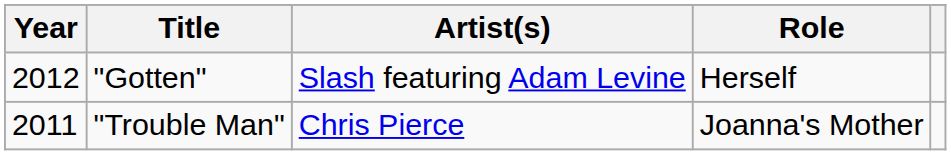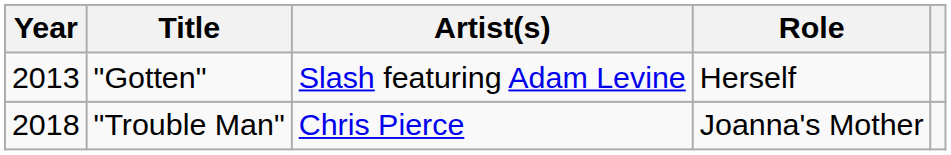(46, 76) 2012 -> (46, 76) 2013
(45, 125) 2011 -> (46, 125) 2018
